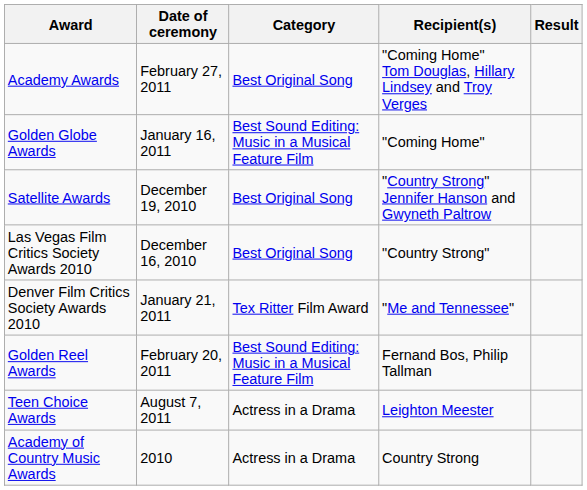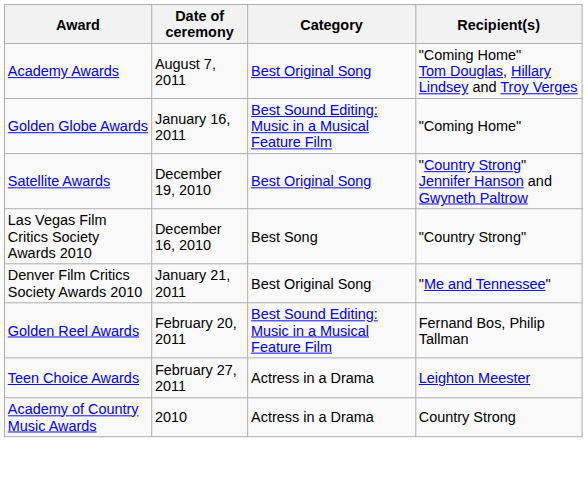- column: (556, 24)
(181, 79) February 27, 2011 -> (185, 71) August 7, 2011
(293, 253) Best Original Song -> (284, 237) Best Song
(300, 308) Tex Ritter Film Award -> (311, 284) Best Original Song
(171, 410) August 7, 2011 -> (196, 378) February 27, 2011
